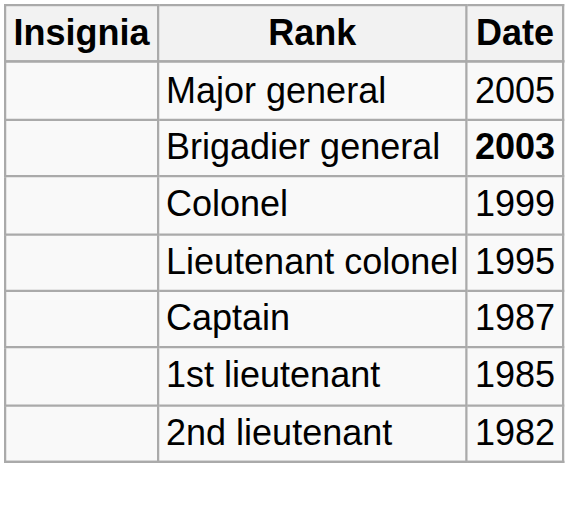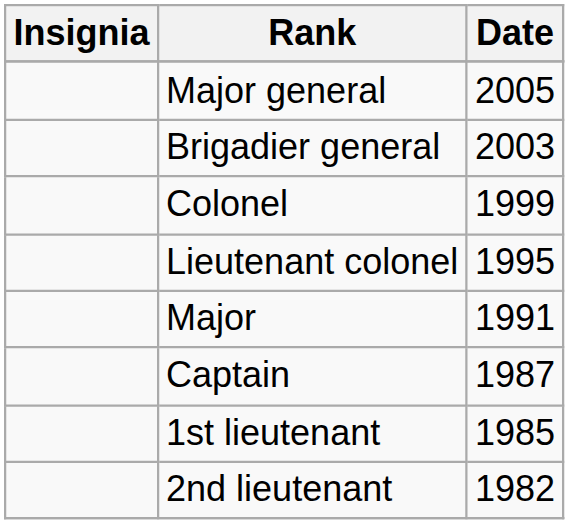(515, 147) bold -> (515, 147) normal
+ row: (211, 318)
